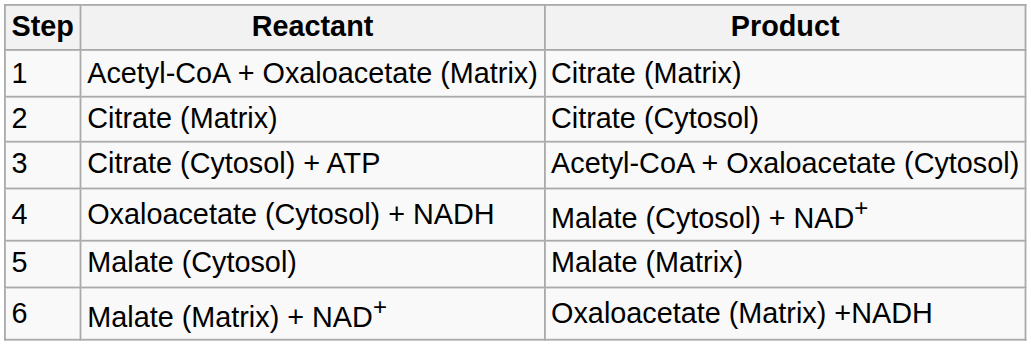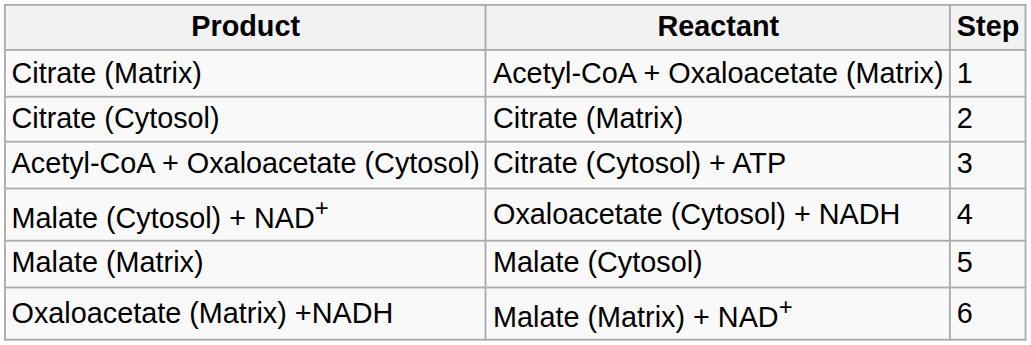columns swapped: (43, 27) <-> (785, 27)
